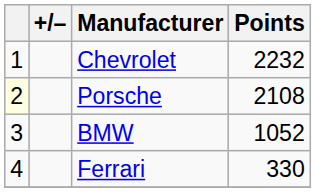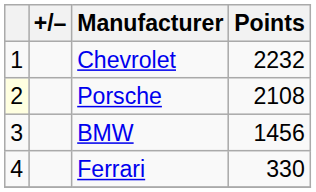(279, 133) 1052 -> (279, 133) 1456
